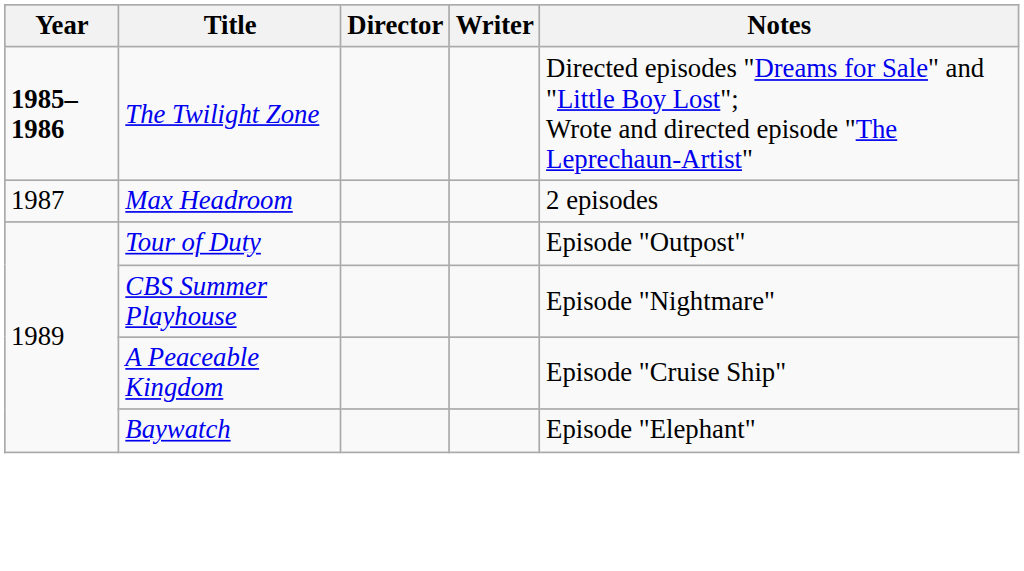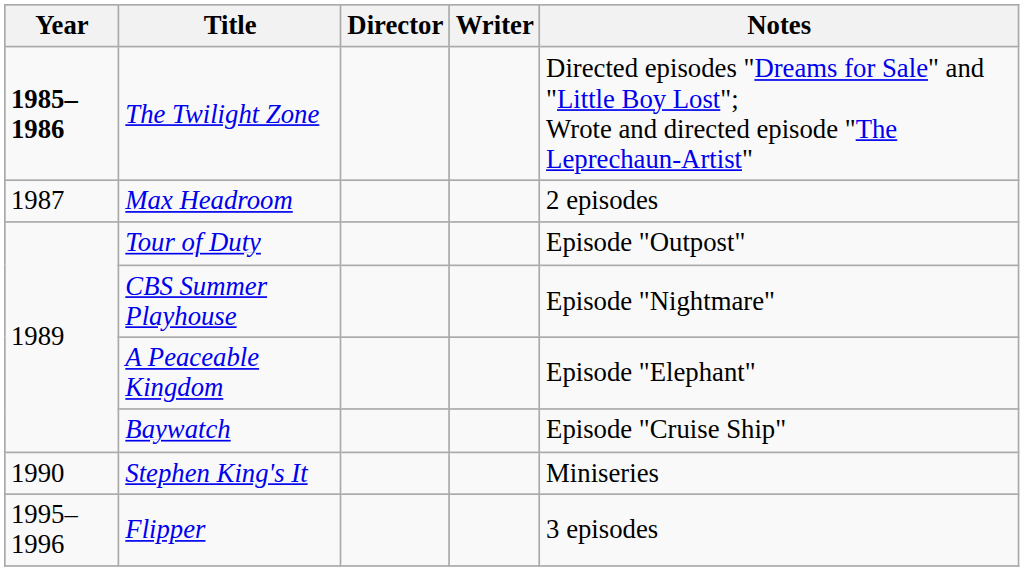(666, 372) Episode "Cruise Ship" -> (651, 372) Episode "Elephant"
(651, 430) Episode "Elephant" -> (666, 430) Episode "Cruise Ship"
+ row: (216, 472)
+ row: (165, 530)
